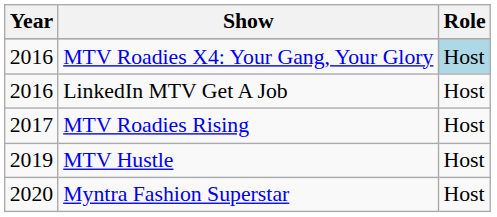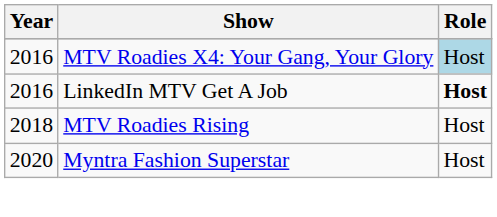(464, 90) normal -> (465, 90) bold
(31, 125) 2017 -> (31, 125) 2018
- row: (118, 159)
